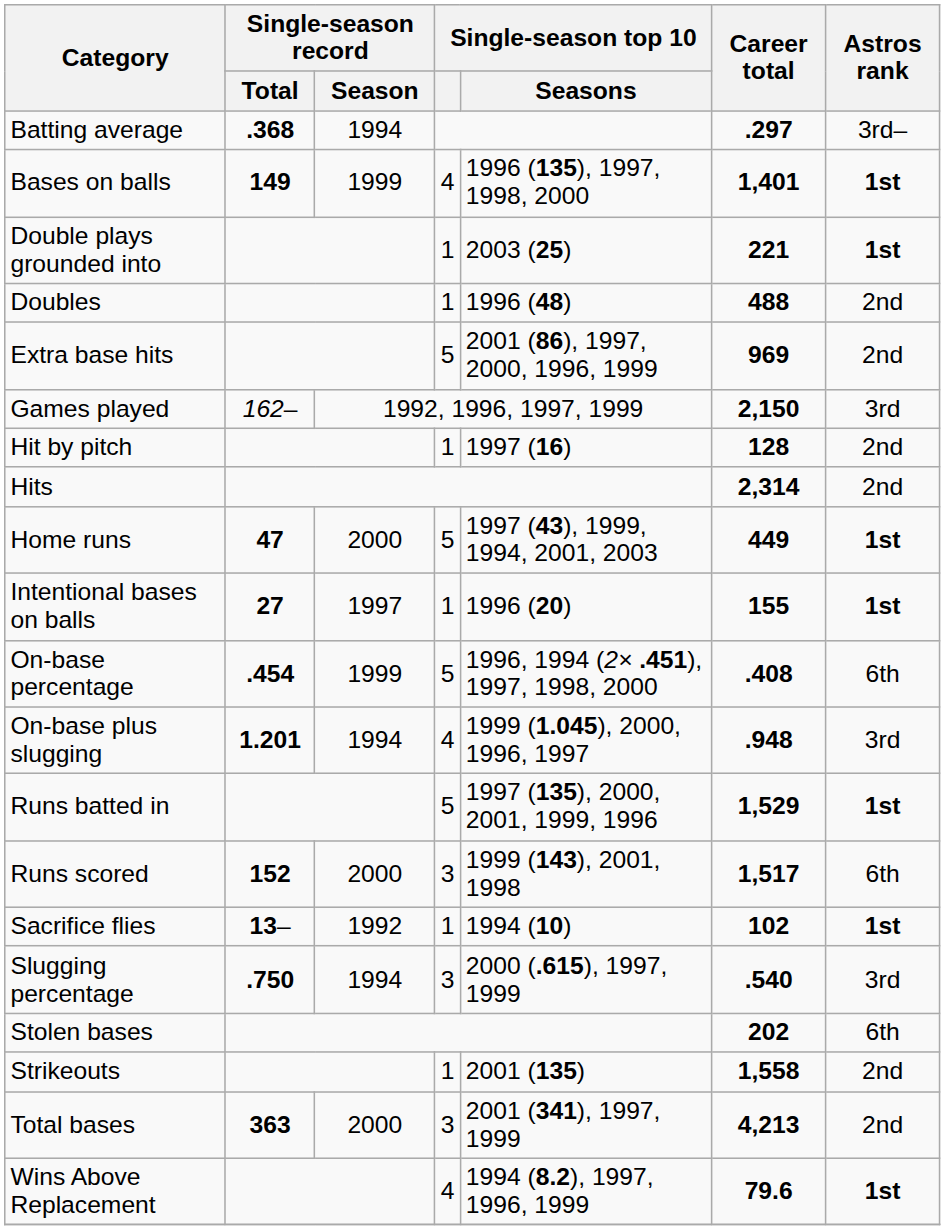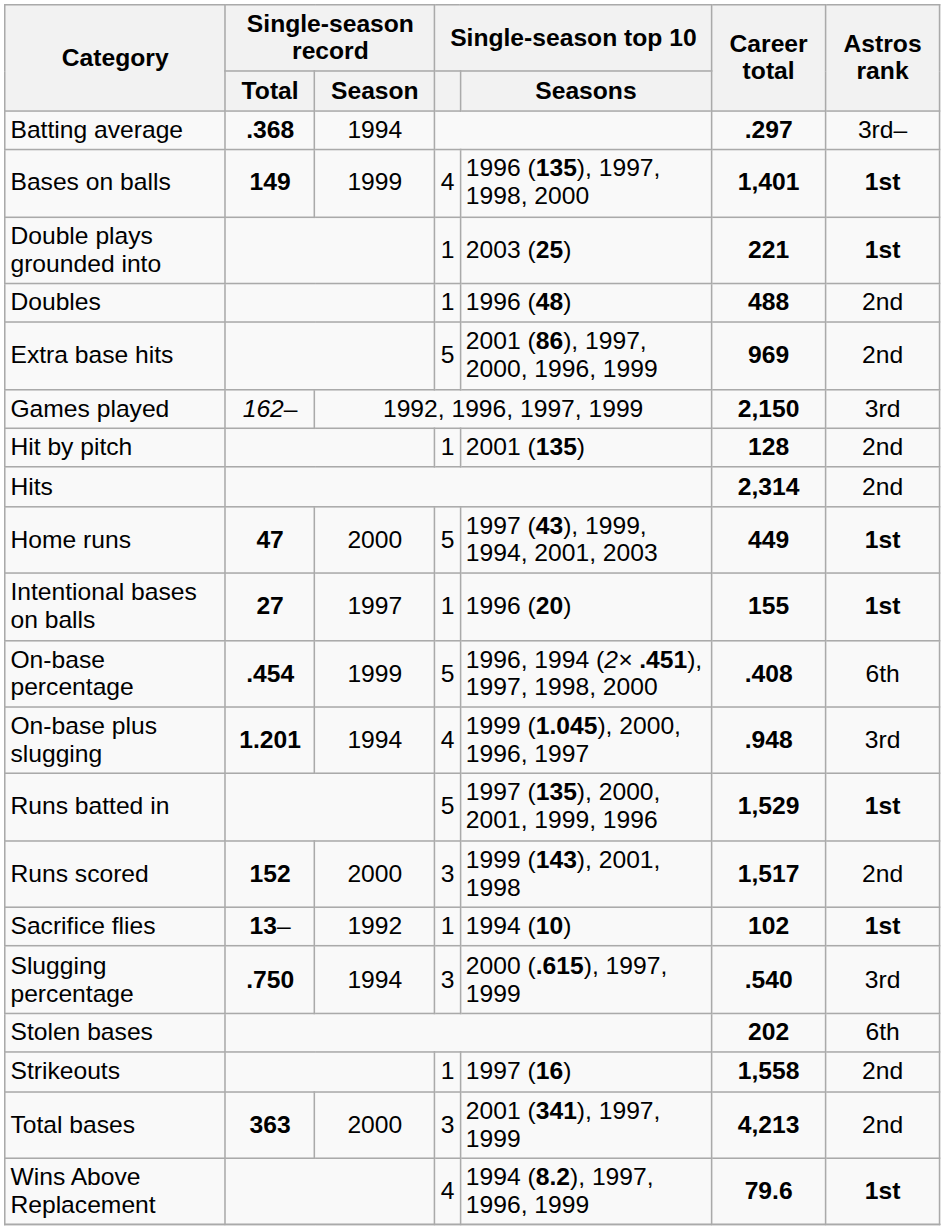(519, 447) 1997 (16) -> (525, 447) 2001 (135)
(883, 873) 6th -> (883, 873) 2nd
(525, 1071) 2001 (135) -> (519, 1071) 1997 (16)
